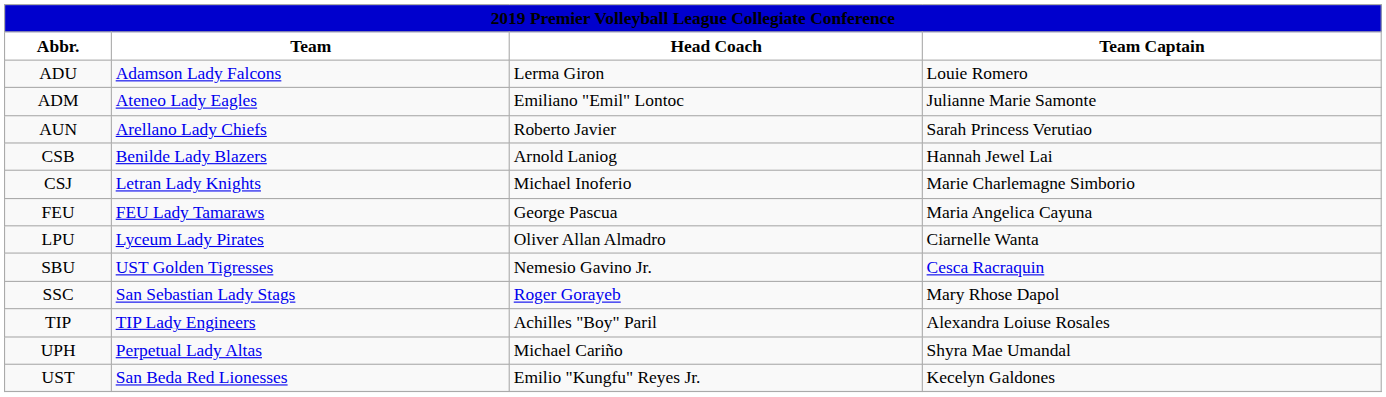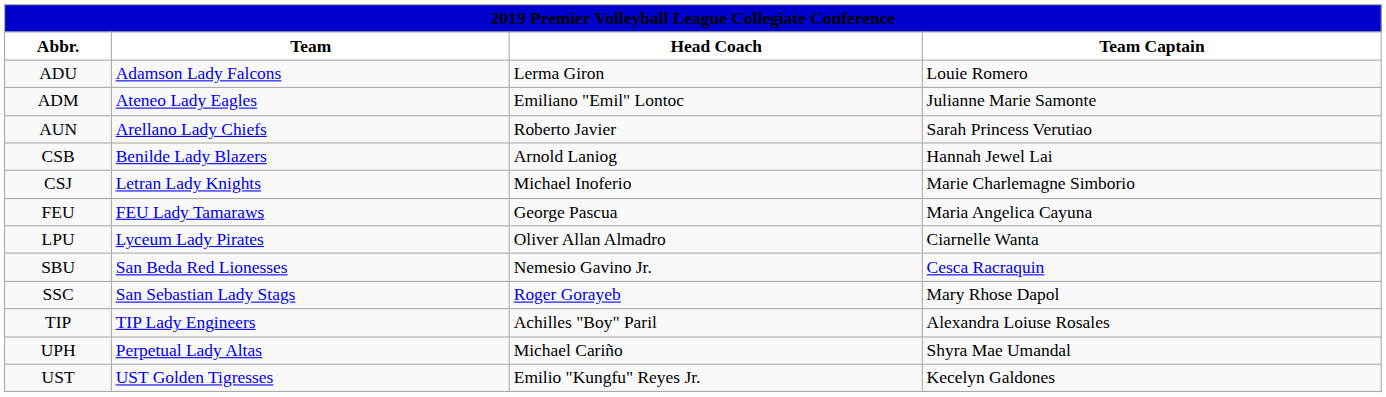(195, 267) UST Golden Tigresses -> (202, 267) San Beda Red Lionesses
(202, 377) San Beda Red Lionesses -> (195, 377) UST Golden Tigresses
